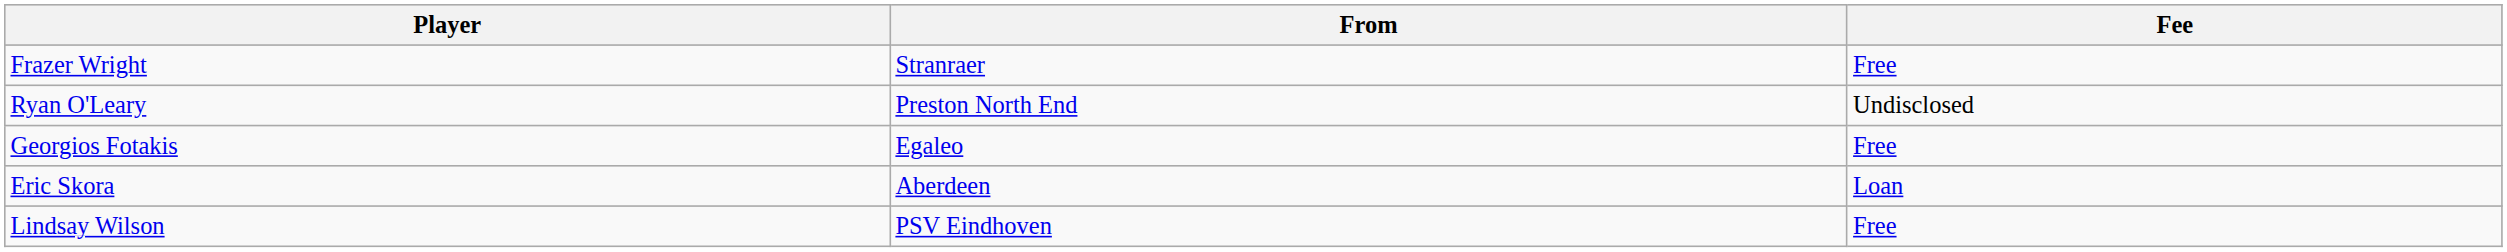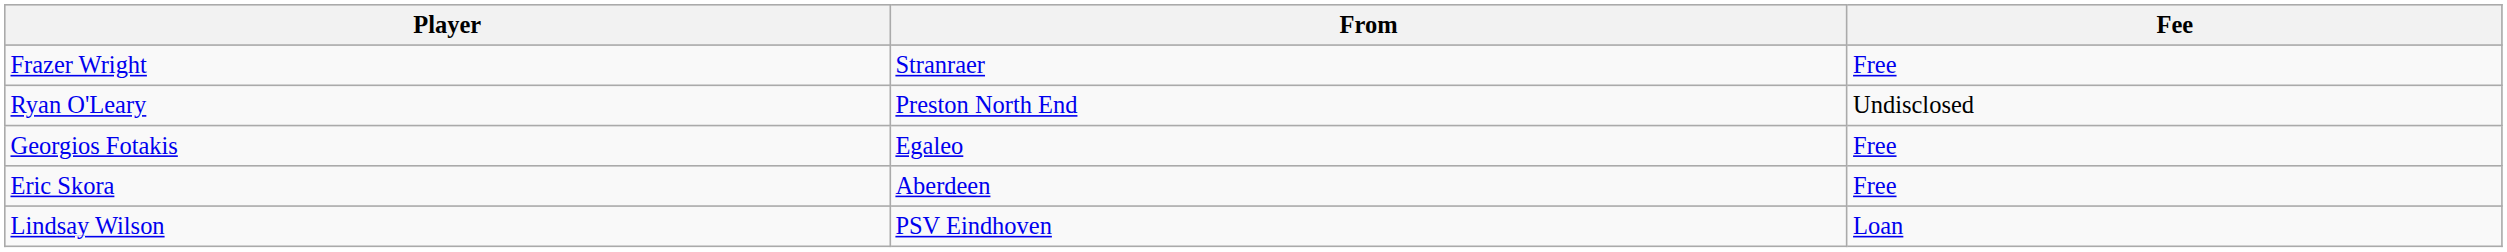(1878, 186) Loan -> (1875, 186) Free
(1875, 226) Free -> (1878, 226) Loan
